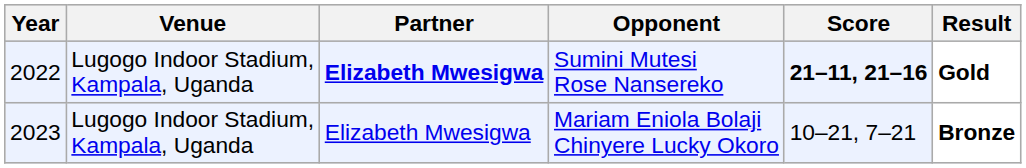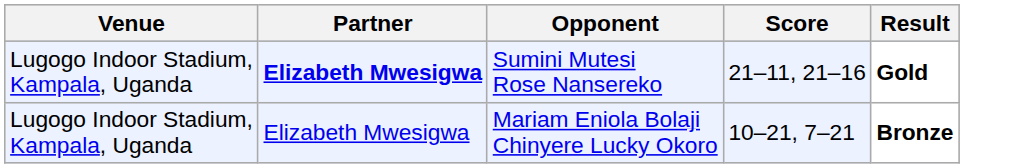- column: (35, 23)
(859, 72) bold -> (797, 72) normal
